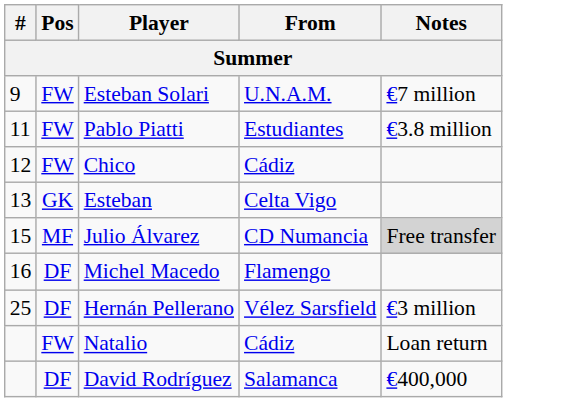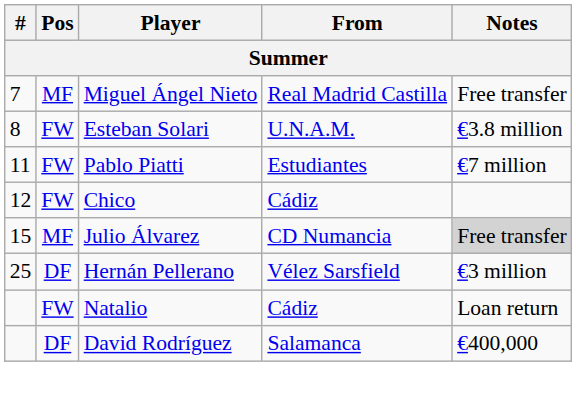+ row: (171, 93)
(15, 93) 9 -> (15, 129) 8
(431, 93) €7 million -> (510, 129) €3.8 million
(439, 129) €3.8 million -> (502, 164) €7 million
- row: (118, 200)
- row: (152, 271)
